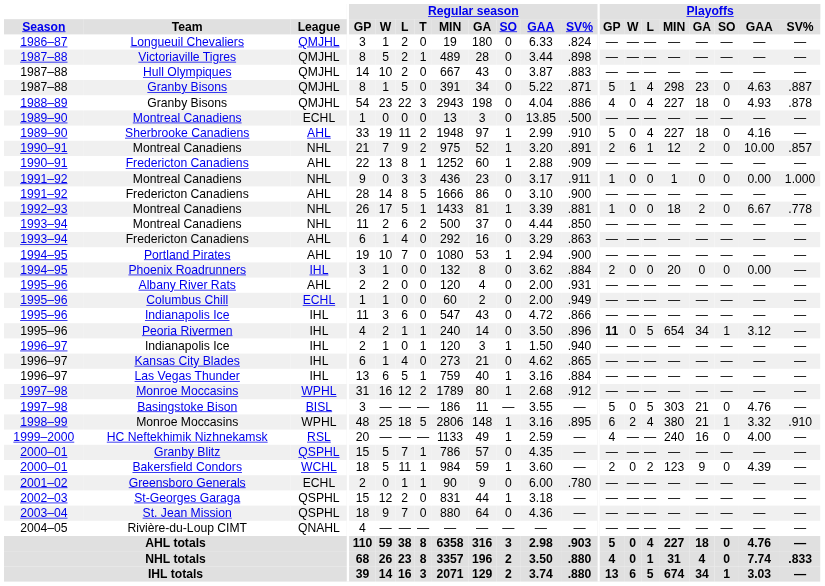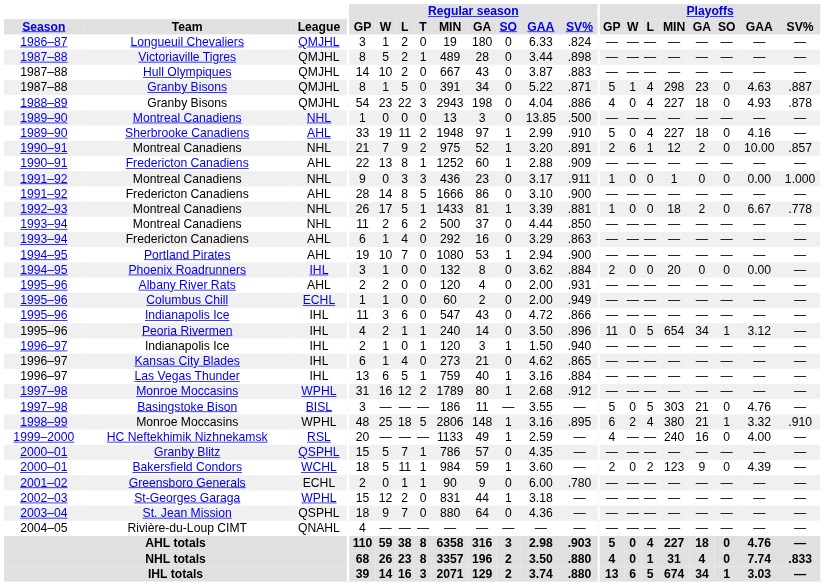(319, 118) ECHL -> (319, 118) NHL
(612, 330) bold -> (612, 330) normal
(319, 498) QSPHL -> (319, 498) WPHL
